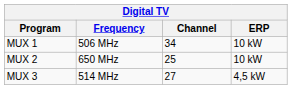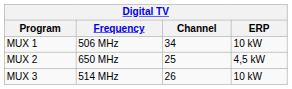(248, 60) 10 kW -> (249, 60) 4,5 kW
(170, 76) 27 -> (170, 76) 26
(249, 76) 4,5 kW -> (248, 76) 10 kW
